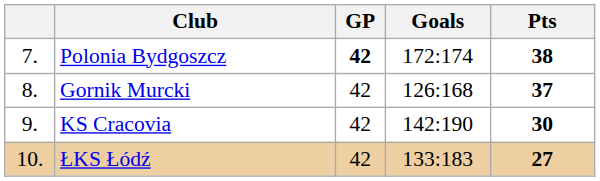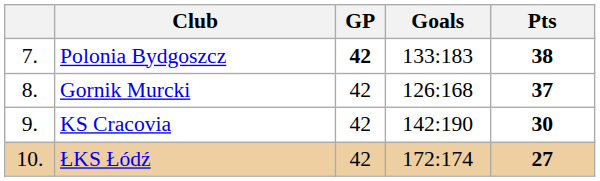(438, 55) 172:174 -> (438, 55) 133:183
(438, 158) 133:183 -> (438, 158) 172:174
